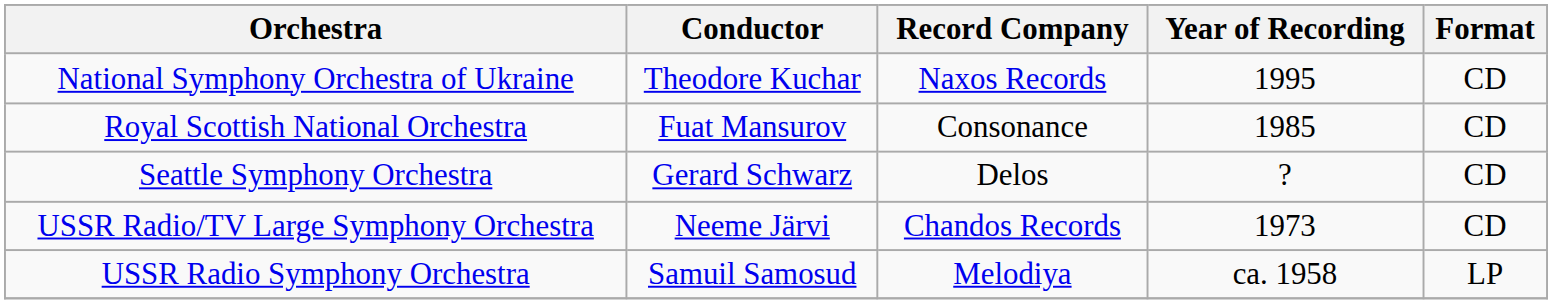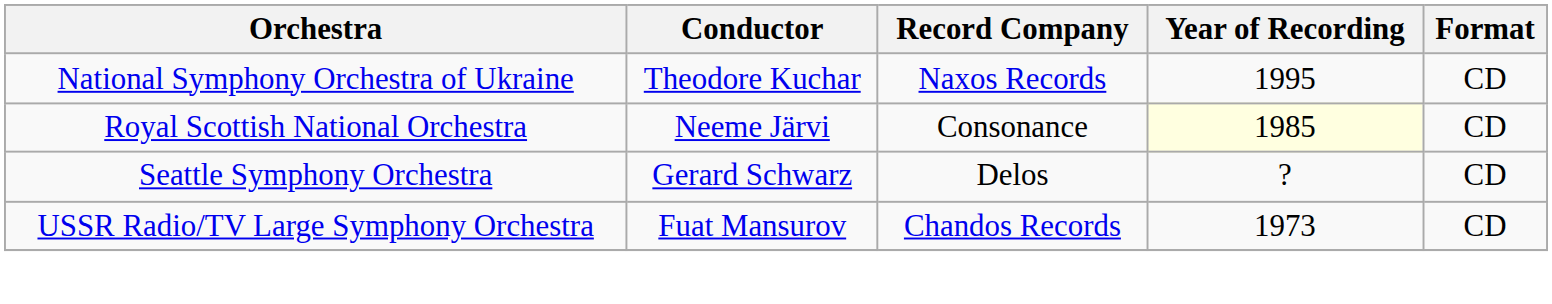(752, 126) Fuat Mansurov -> (752, 126) Neeme Järvi
(1285, 126) no background -> (1285, 126) lightyellow background
(752, 224) Neeme Järvi -> (752, 224) Fuat Mansurov
- row: (316, 273)
